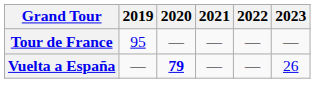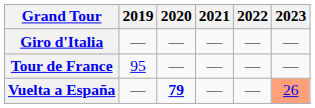+ row: (62, 41)
(291, 66) no background -> (291, 90) lightsalmon background
